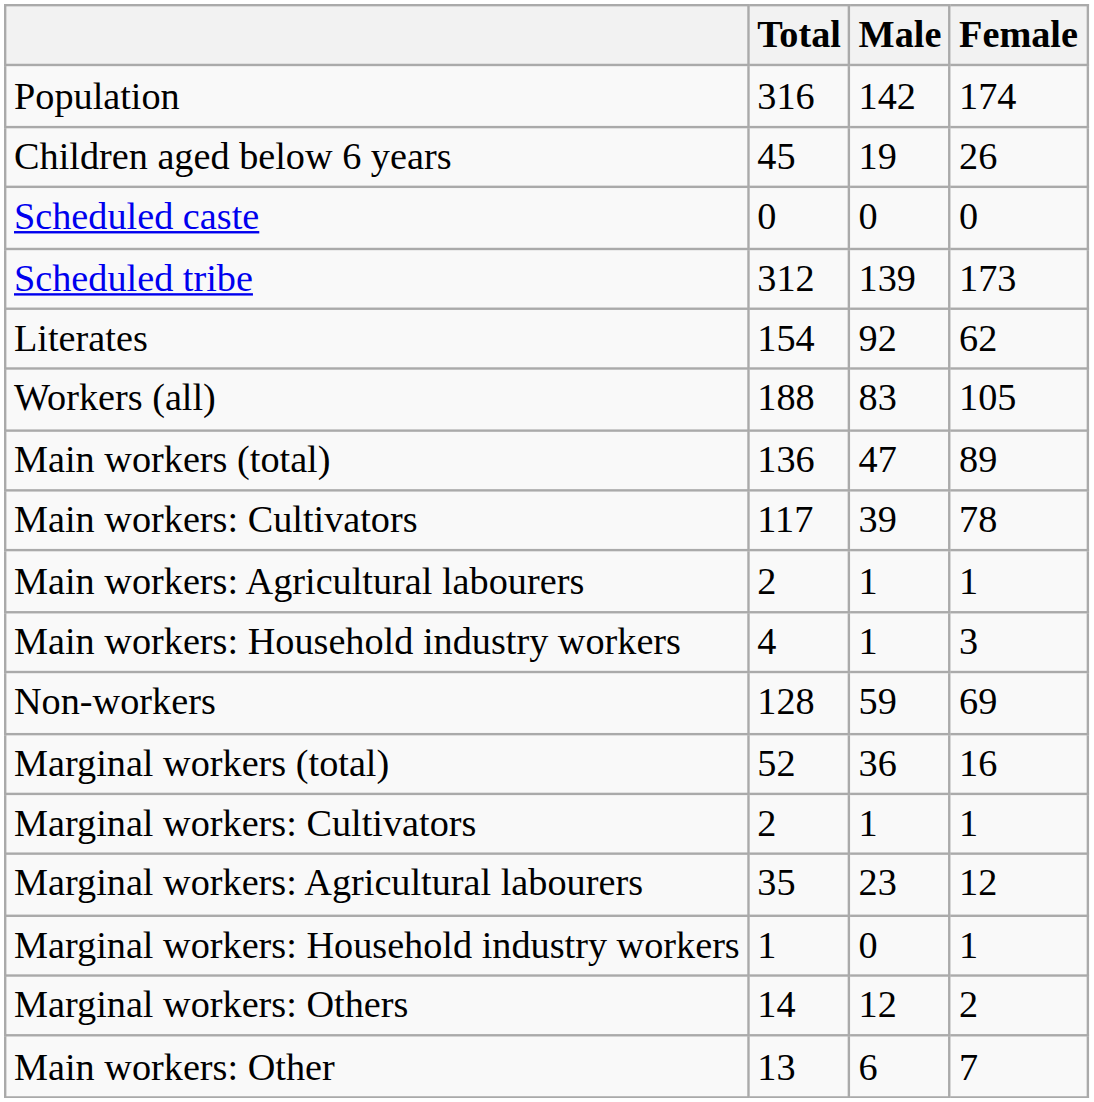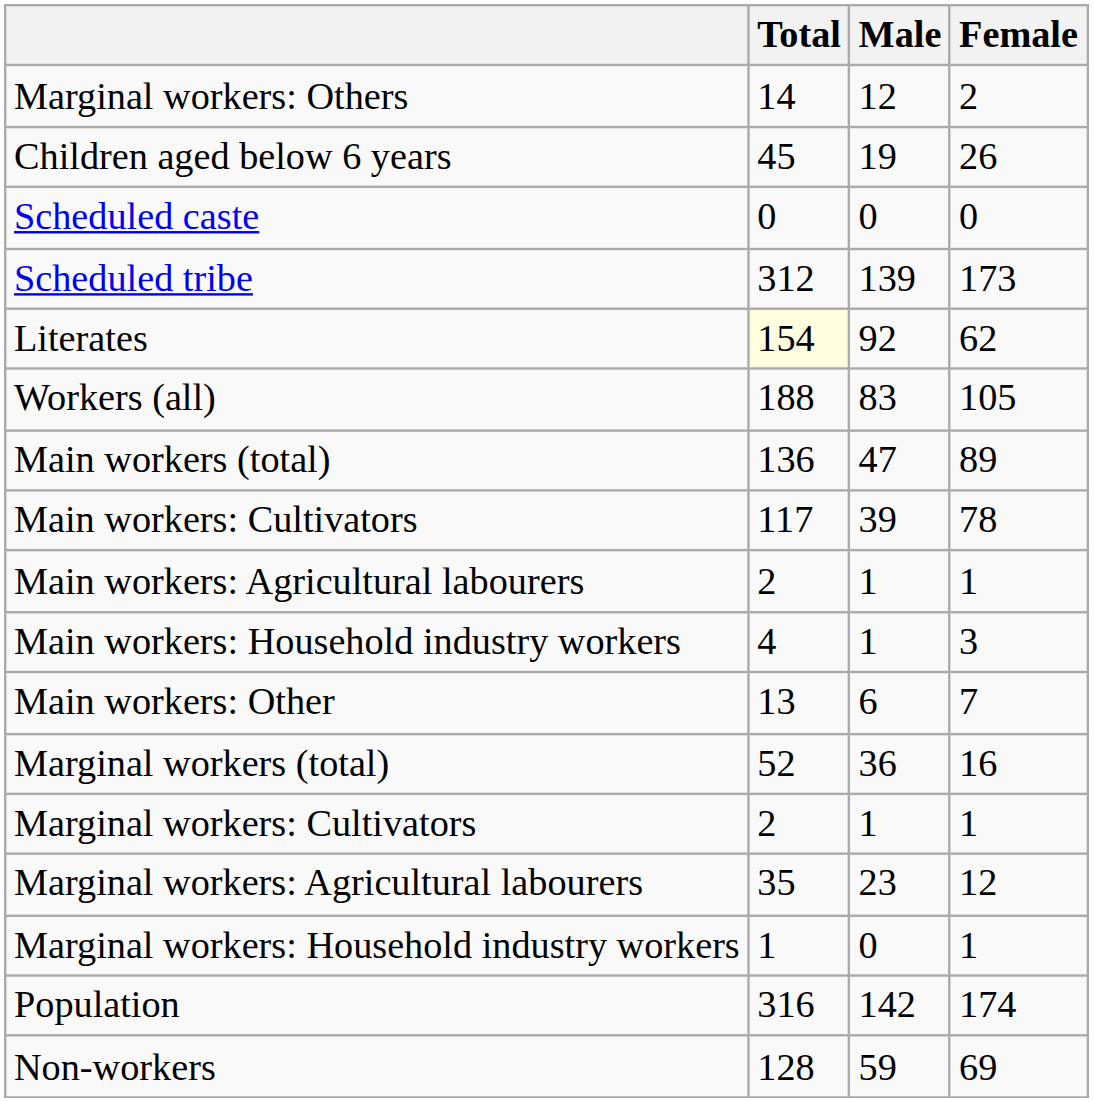rows swapped: (97, 95) <-> (211, 1005)
(786, 338) no background -> (786, 338) lightyellow background
rows swapped: (174, 1065) <-> (115, 701)
